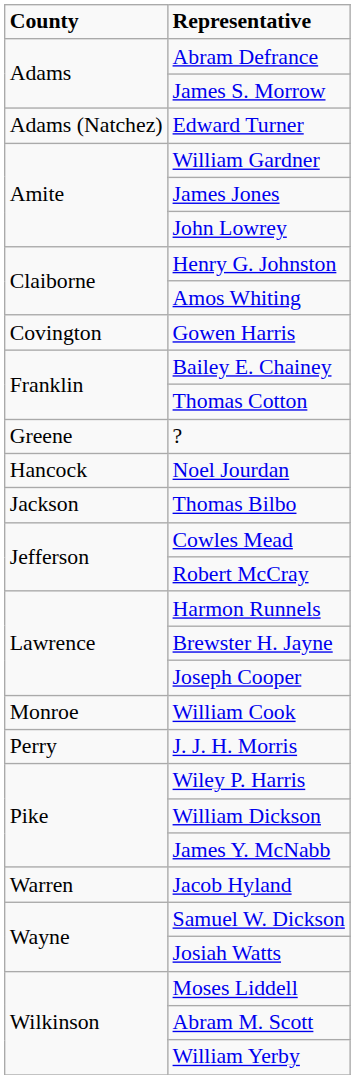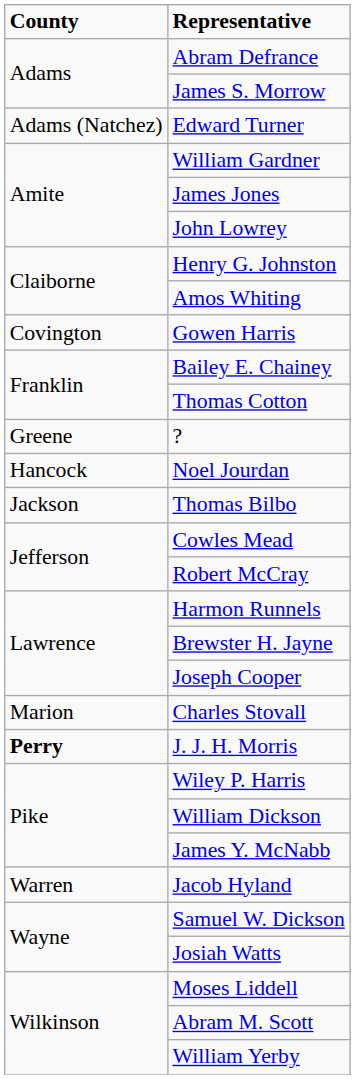+ row: (239, 711)
- row: (234, 711)
(33, 746) normal -> (36, 746) bold
